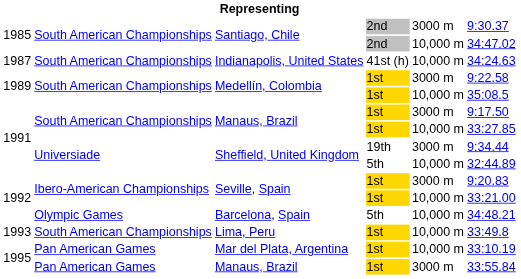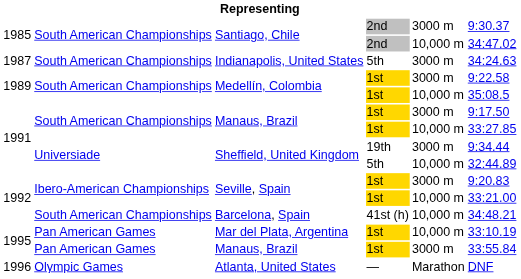(388, 60) 41st (h) -> (375, 60) 5th
(438, 60) 10,000 m -> (433, 60) 3000 m
(79, 215) Olympic Games -> (123, 215) South American Championships
(375, 215) 5th -> (388, 215) 41st (h)
- row: (17, 232)
+ row: (17, 266)
